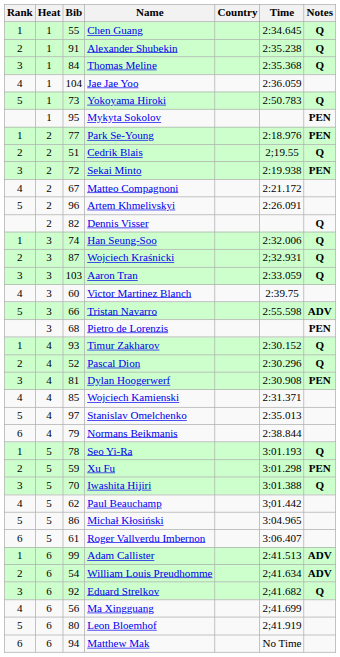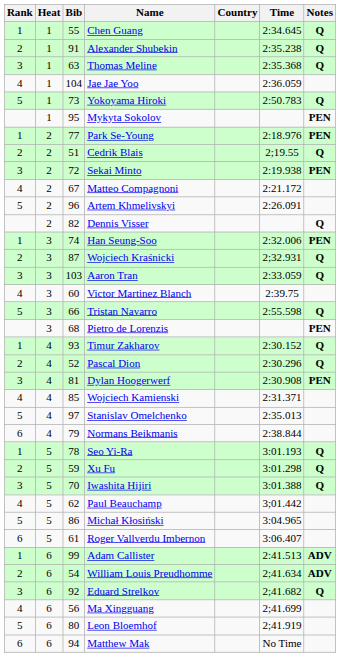(74, 65) 84 -> (74, 65) 63
(320, 240) Q -> (320, 240) PEN
(320, 310) ADV -> (320, 310) Q
(320, 468) PEN -> (320, 468) Q
